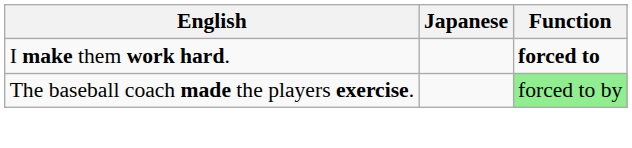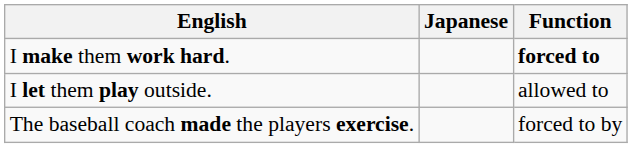+ row: (111, 90)
(570, 90) lightgreen background -> (570, 124) no background
